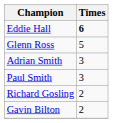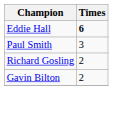- row: (30, 45)
- row: (34, 61)
